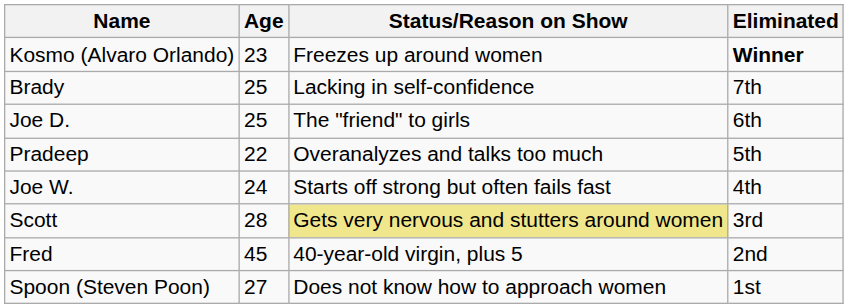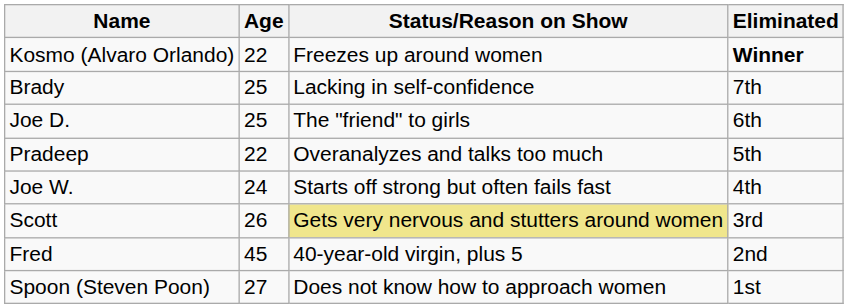(256, 54) 23 -> (256, 54) 22
(256, 220) 28 -> (256, 220) 26
